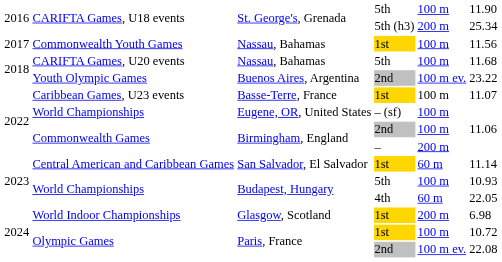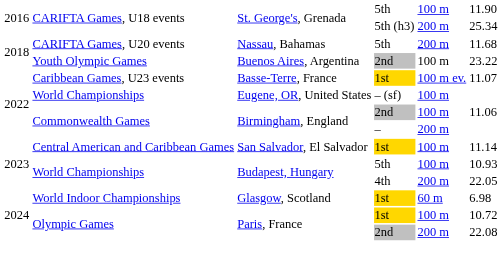- row: (107, 43)
(433, 60) 100 m -> (433, 43) 200 m
(442, 78) 100 m ev. -> (433, 60) 100 m
(433, 95) 100 m -> (442, 78) 100 m ev.
(430, 163) 60 m -> (433, 146) 100 m
(430, 198) 60 m -> (433, 181) 200 m
(433, 215) 200 m -> (430, 198) 60 m
(442, 249) 100 m ev. -> (433, 232) 200 m
